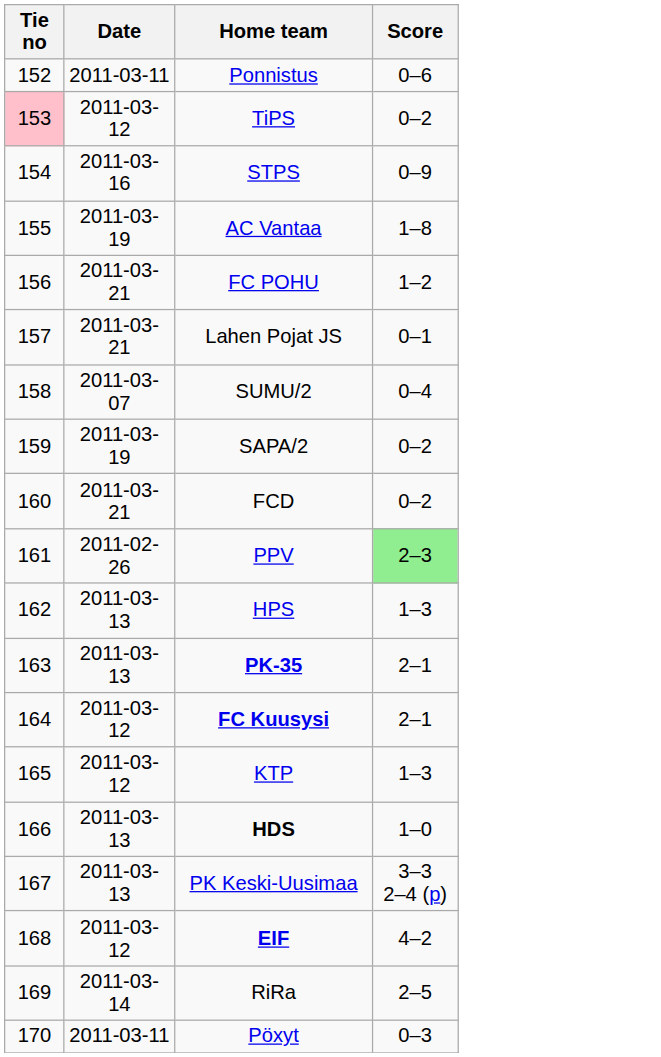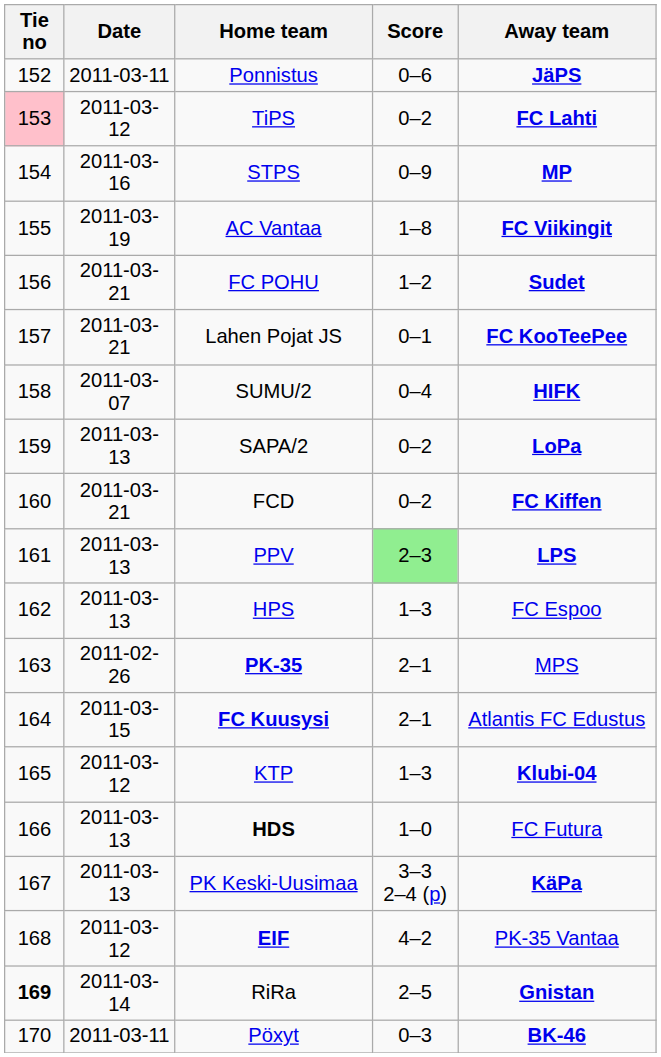+ column: (557, 31)
(119, 446) 2011-03-19 -> (119, 446) 2011-03-13
(119, 555) 2011-02-26 -> (119, 555) 2011-03-13
(119, 664) 2011-03-13 -> (119, 664) 2011-02-26
(119, 719) 2011-03-12 -> (119, 719) 2011-03-15
(34, 992) normal -> (34, 992) bold
